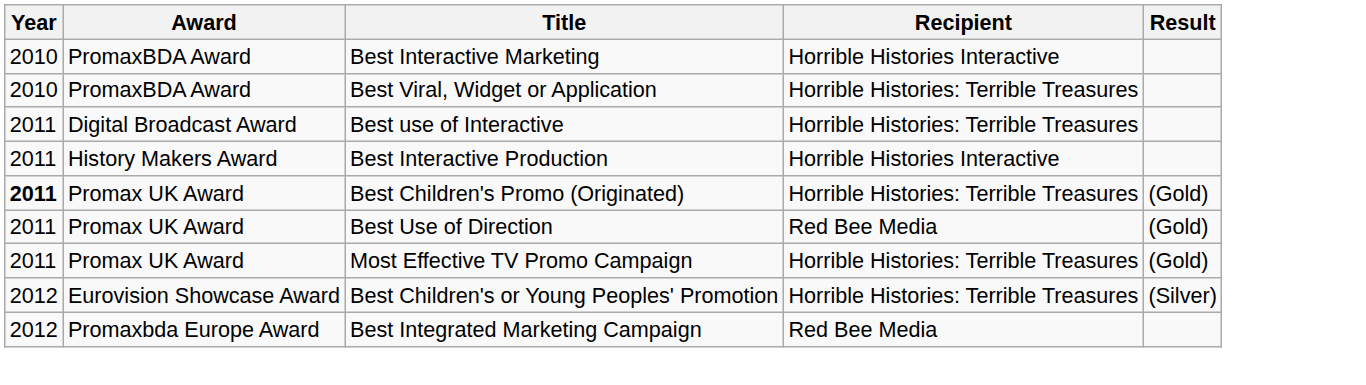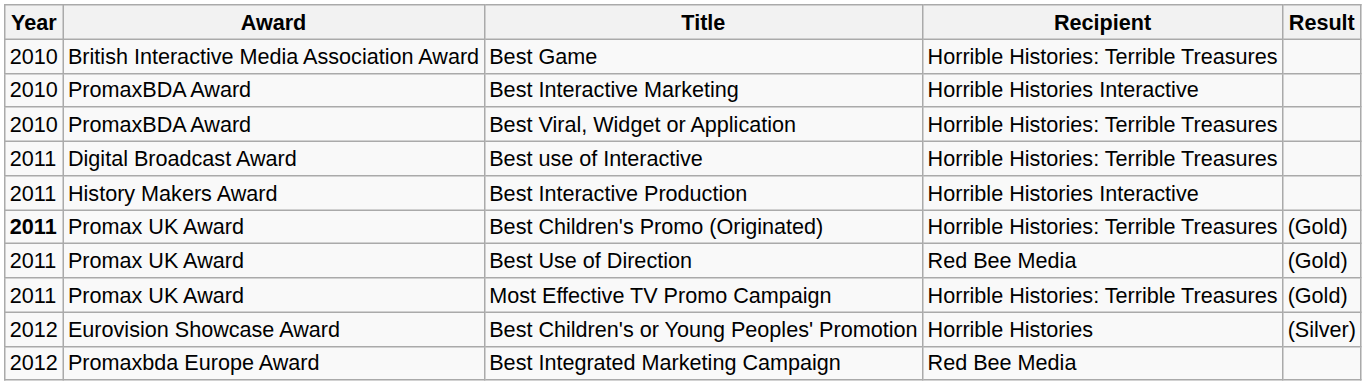+ row: (543, 56)
(963, 295) Horrible Histories: Terrible Treasures -> (1010, 329) Horrible Histories
